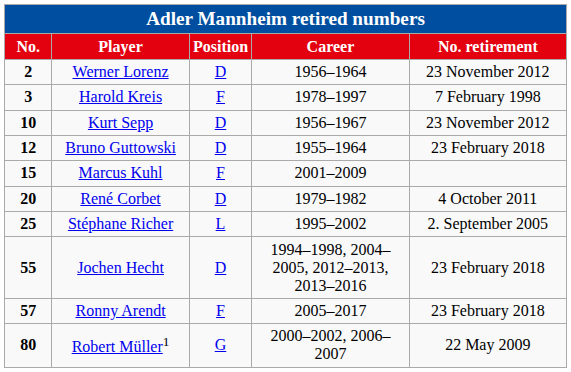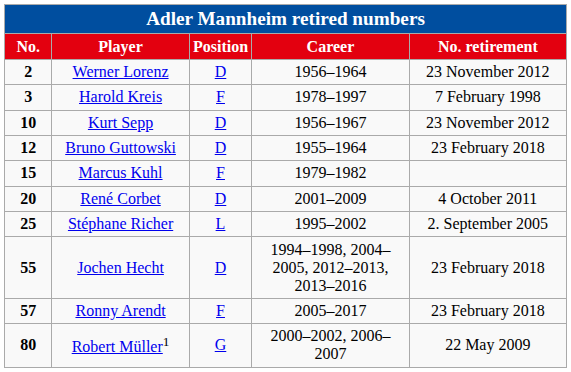(330, 173) 2001–2009 -> (330, 173) 1979–1982
(330, 198) 1979–1982 -> (330, 198) 2001–2009
